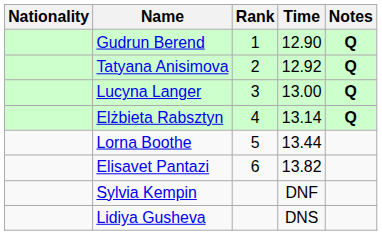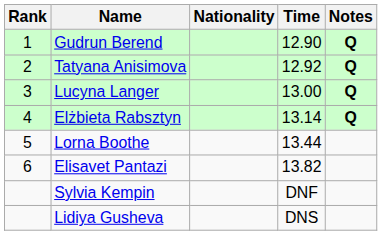columns swapped: (255, 17) <-> (49, 17)
